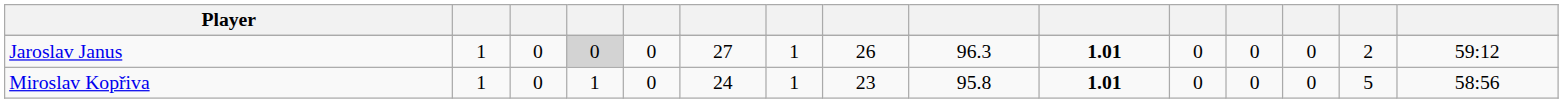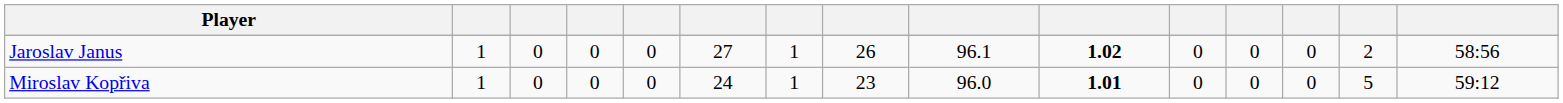(595, 51) lightgrey background -> (595, 51) no background
(974, 51) 96.3 -> (974, 51) 96.1
(1104, 51) 1.01 -> (1104, 51) 1.02
(1477, 51) 59:12 -> (1477, 51) 58:56
(595, 82) 1 -> (595, 82) 0
(974, 82) 95.8 -> (974, 82) 96.0
(1477, 82) 58:56 -> (1477, 82) 59:12
